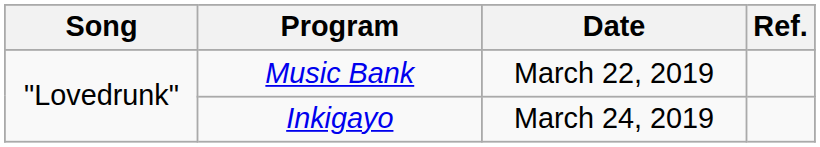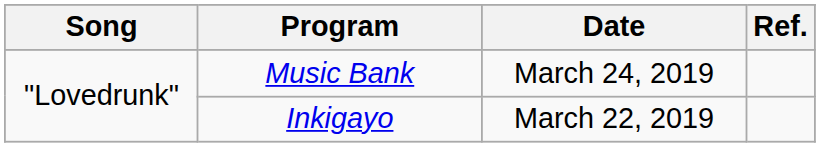(614, 73) March 22, 2019 -> (614, 73) March 24, 2019
(614, 118) March 24, 2019 -> (614, 118) March 22, 2019
